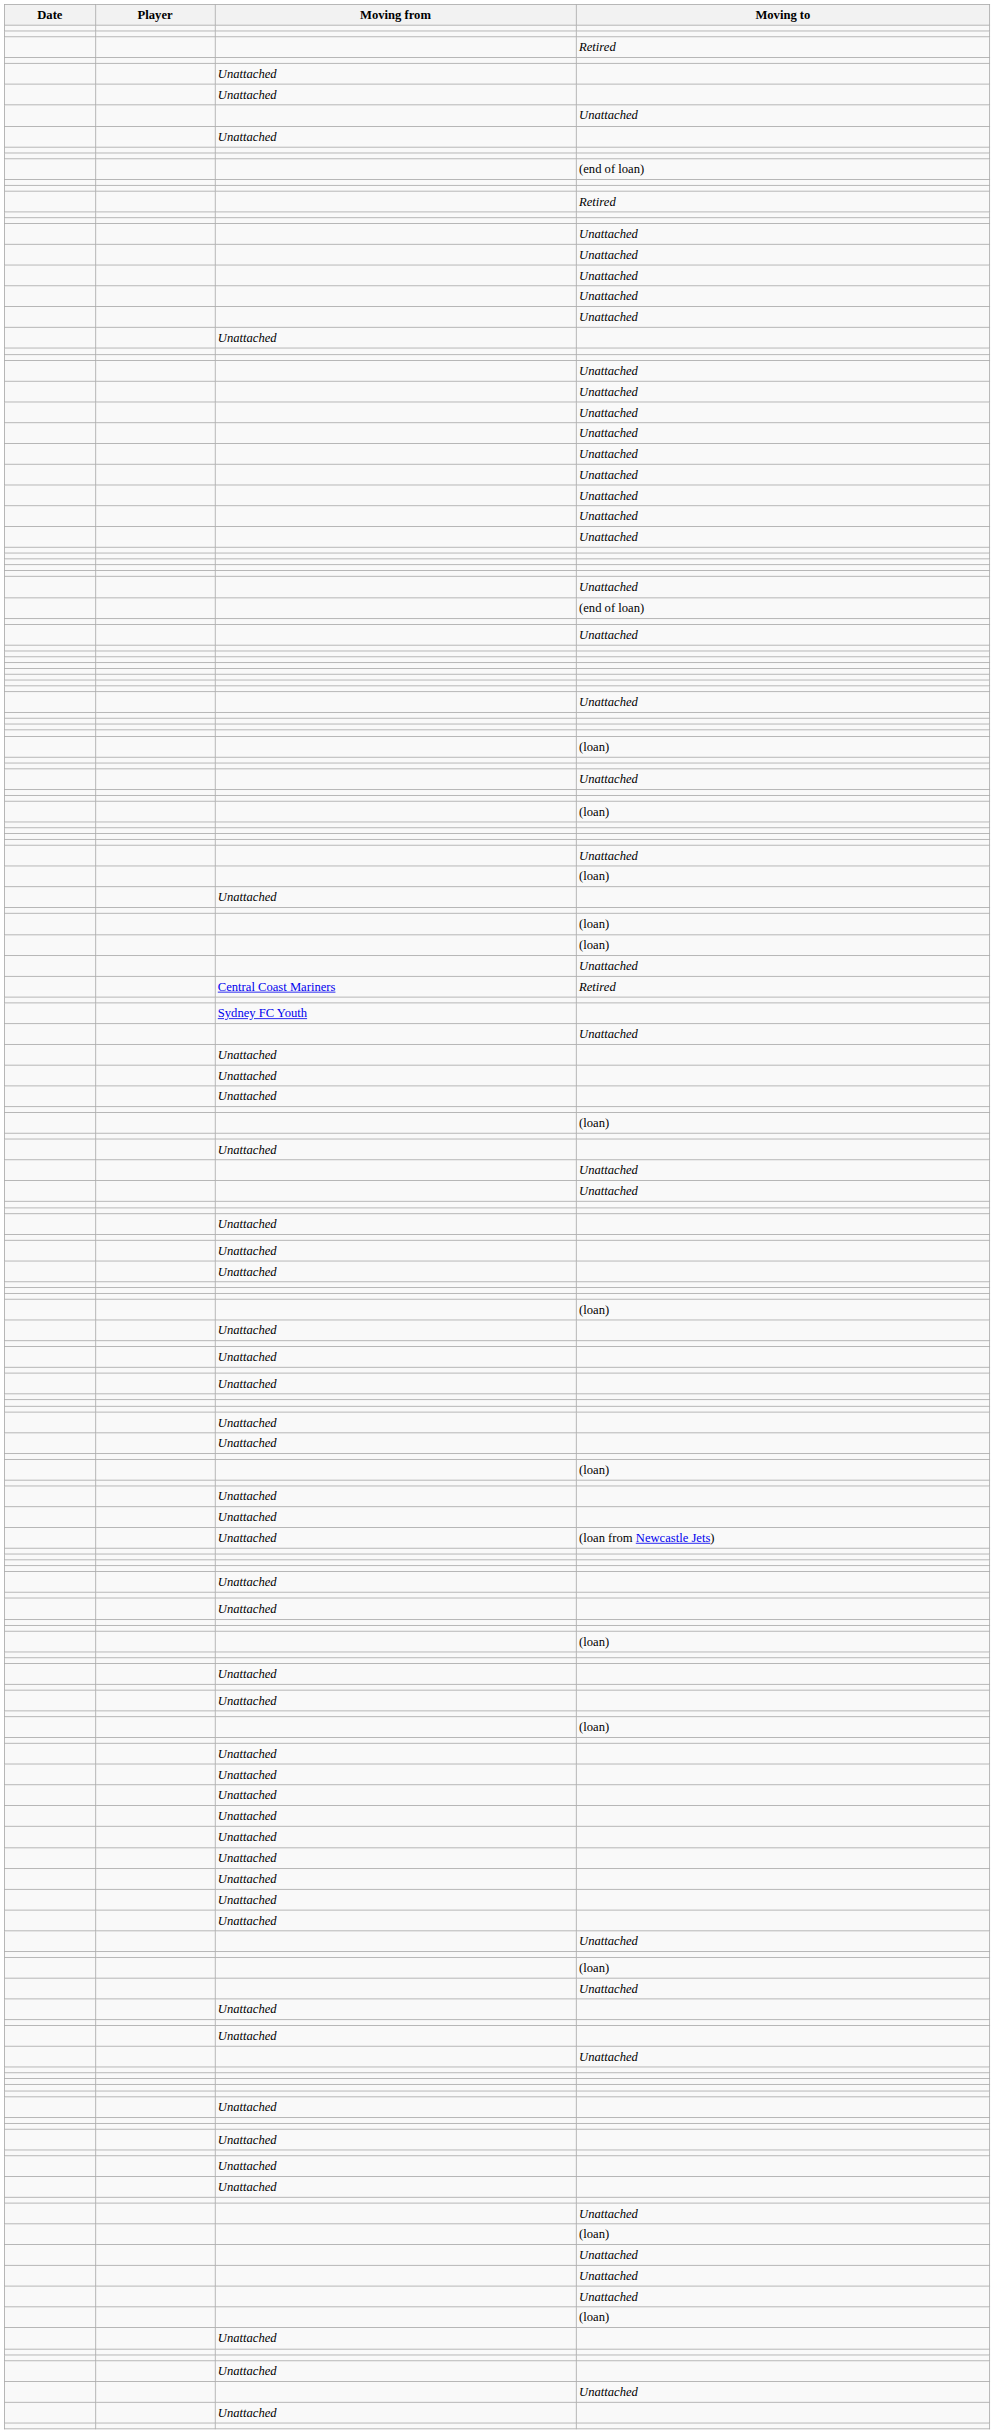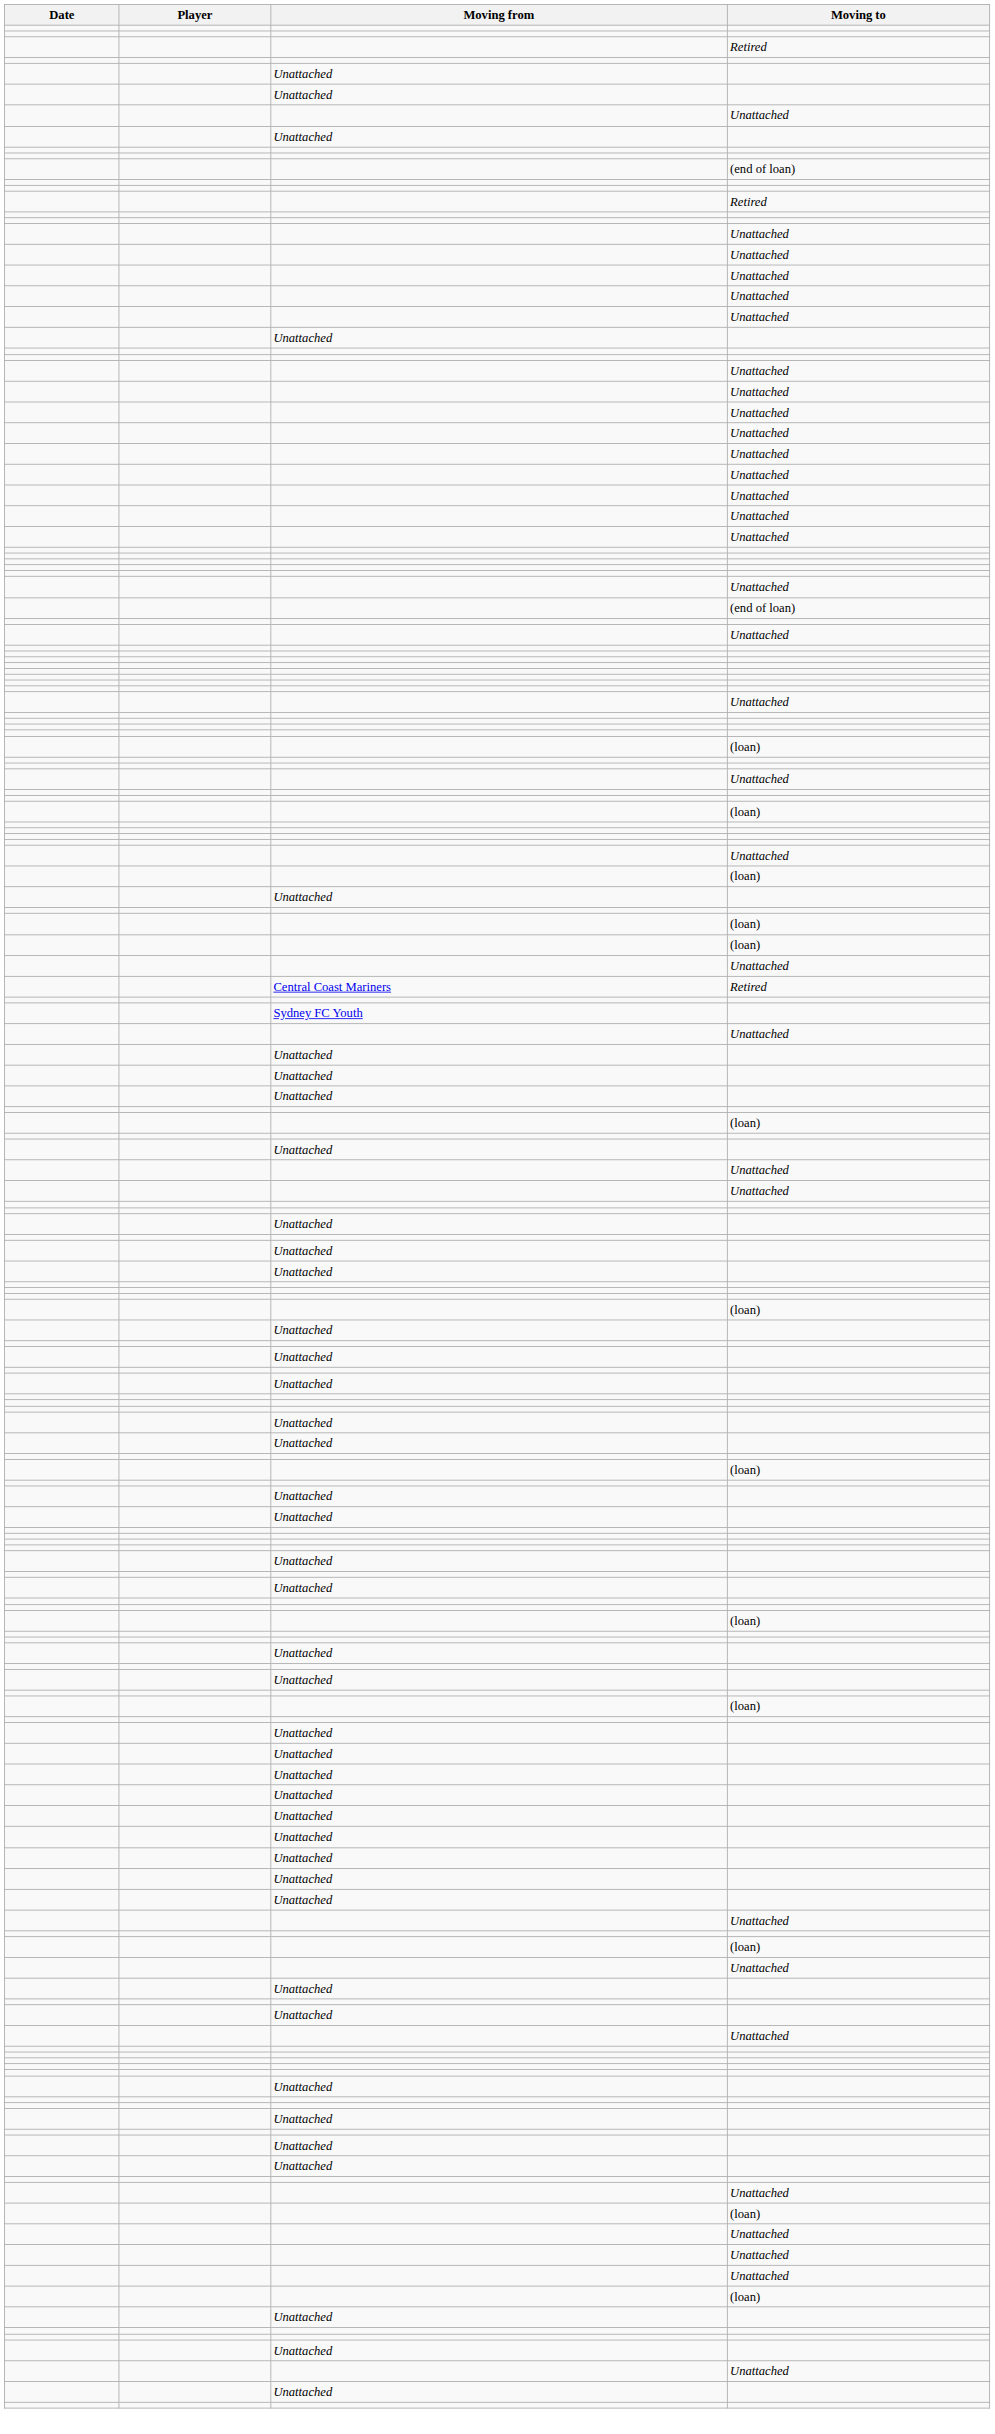- row: (247, 1538)
